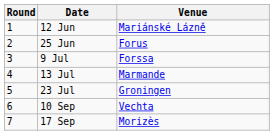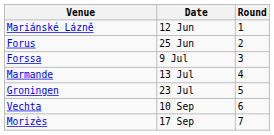columns swapped: (21, 12) <-> (193, 12)
